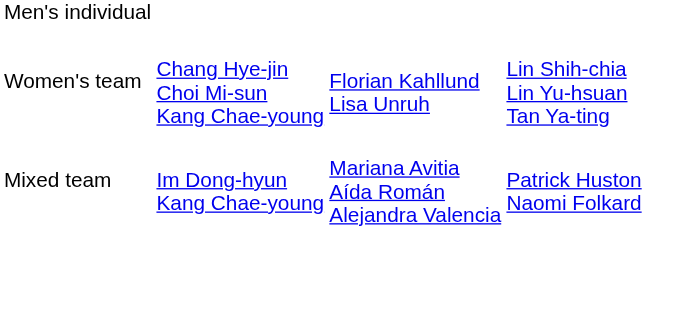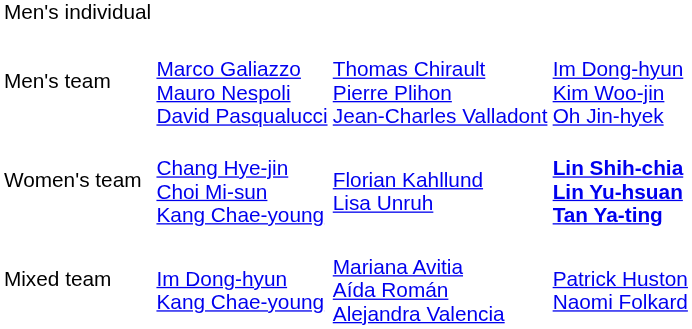+ row: (57, 81)
(567, 93) normal -> (618, 191) bold
